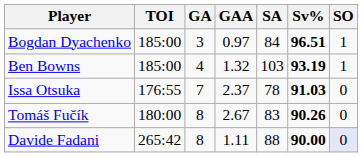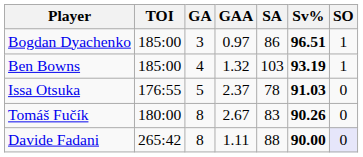(272, 41) 84 -> (272, 41) 86
(200, 90) 7 -> (200, 90) 5
